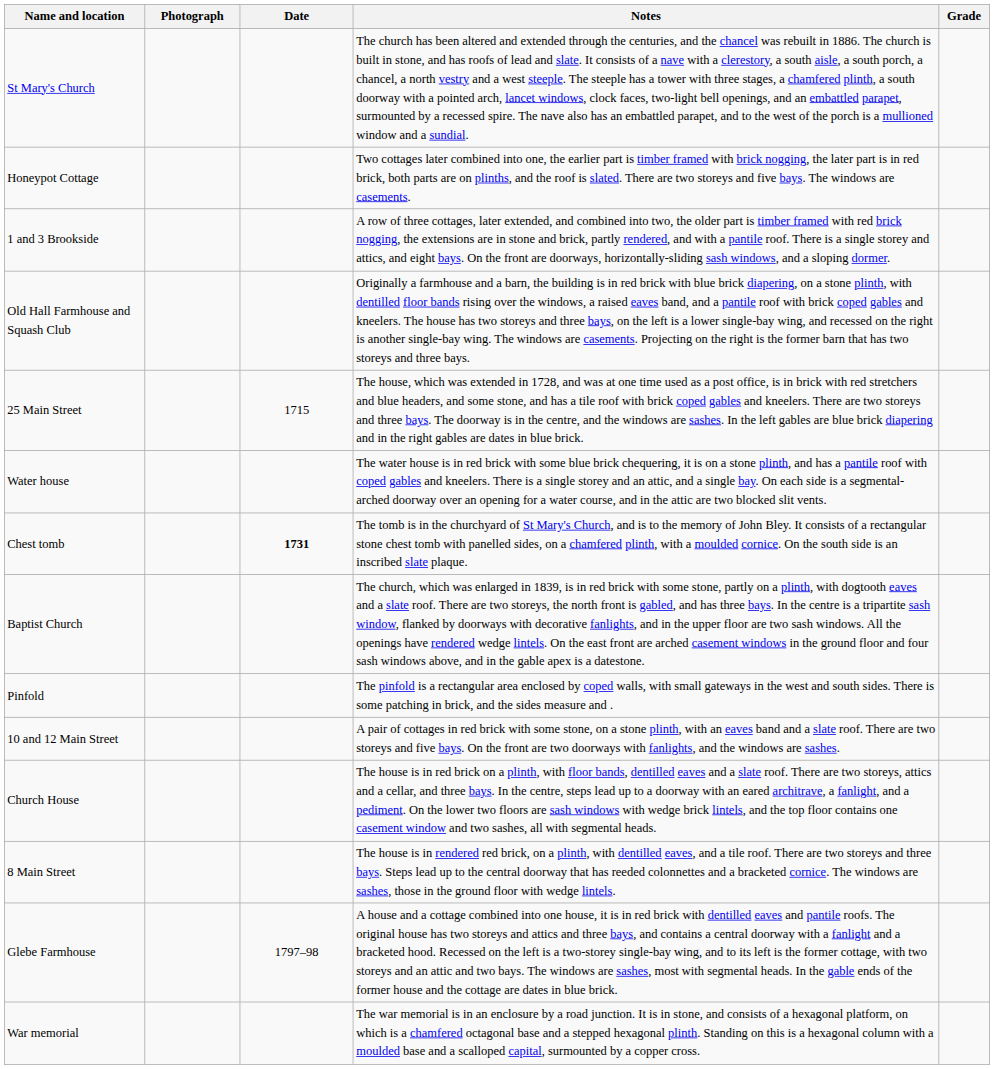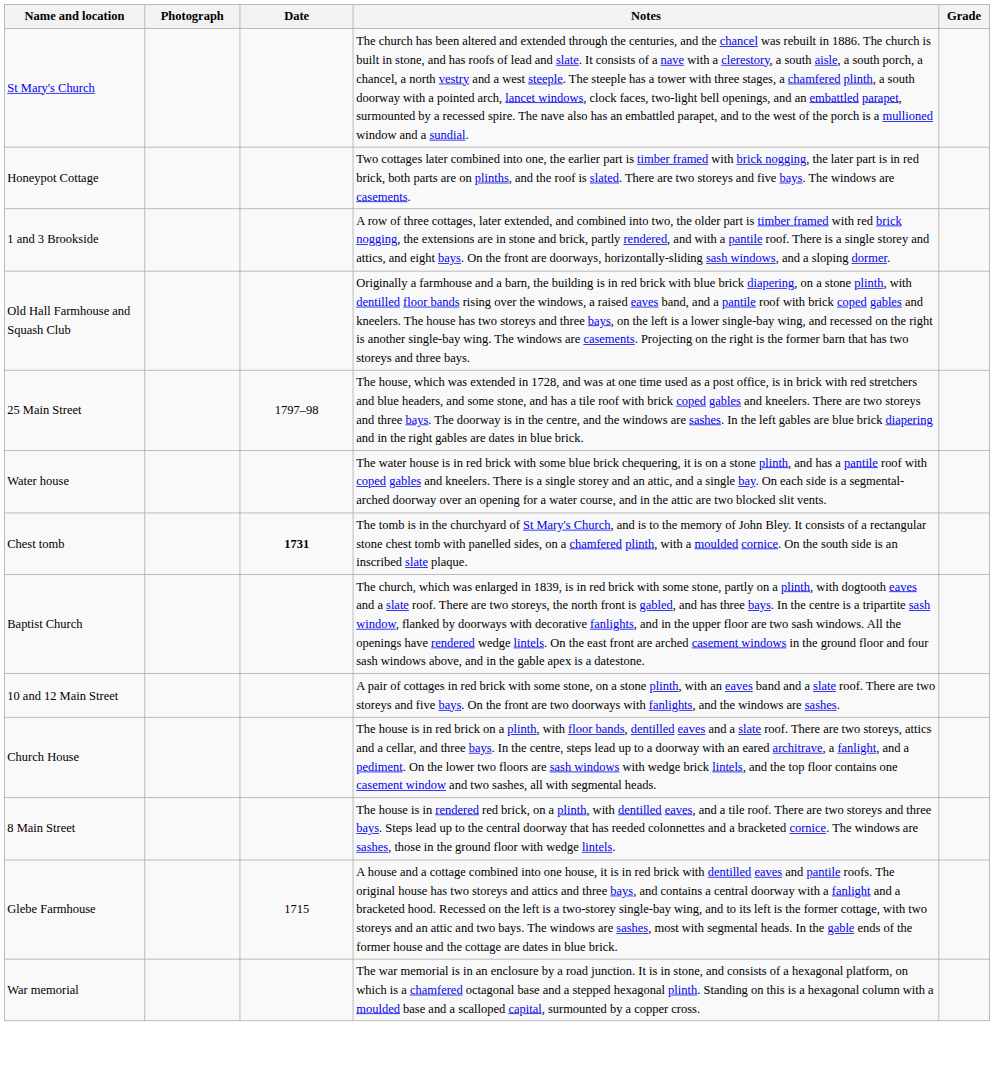(297, 410) 1715 -> (297, 410) 1797–98
- row: (26, 695)
(297, 952) 1797–98 -> (297, 909) 1715
